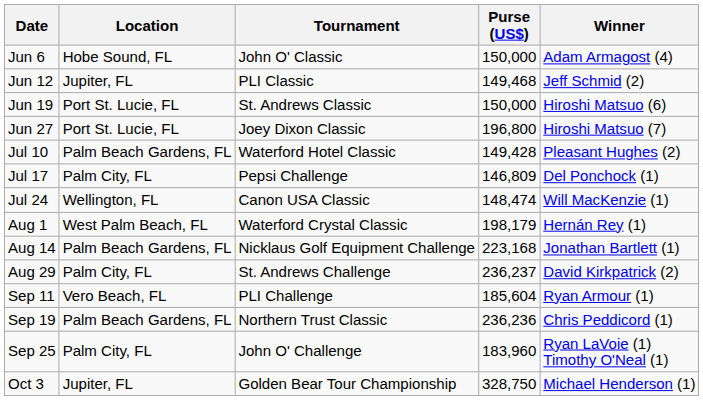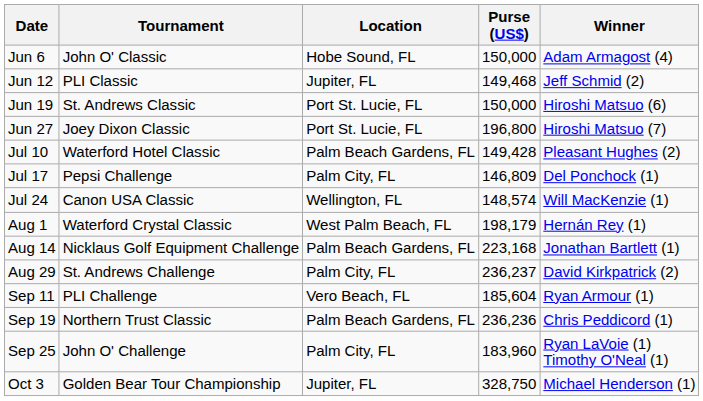columns swapped: (357, 25) <-> (147, 25)
(509, 200) 148,474 -> (509, 200) 148,574
